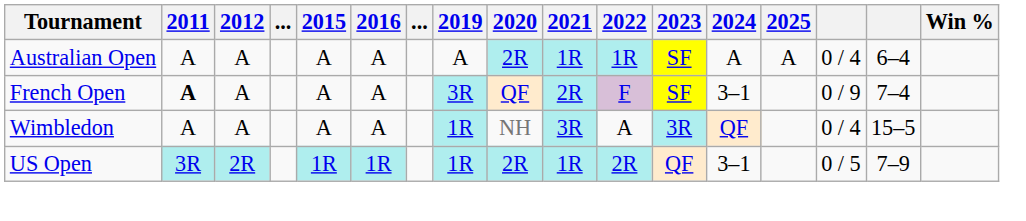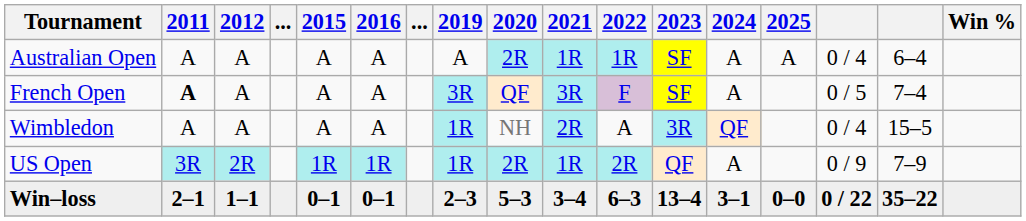(570, 92) 2R -> (570, 92) 3R
(734, 92) 3–1 -> (734, 92) A
(841, 92) 0 / 9 -> (846, 92) 0 / 5
(570, 127) 3R -> (570, 127) 2R
(734, 163) 3–1 -> (734, 163) A
(841, 163) 0 / 5 -> (846, 163) 0 / 9
+ row: (53, 198)
